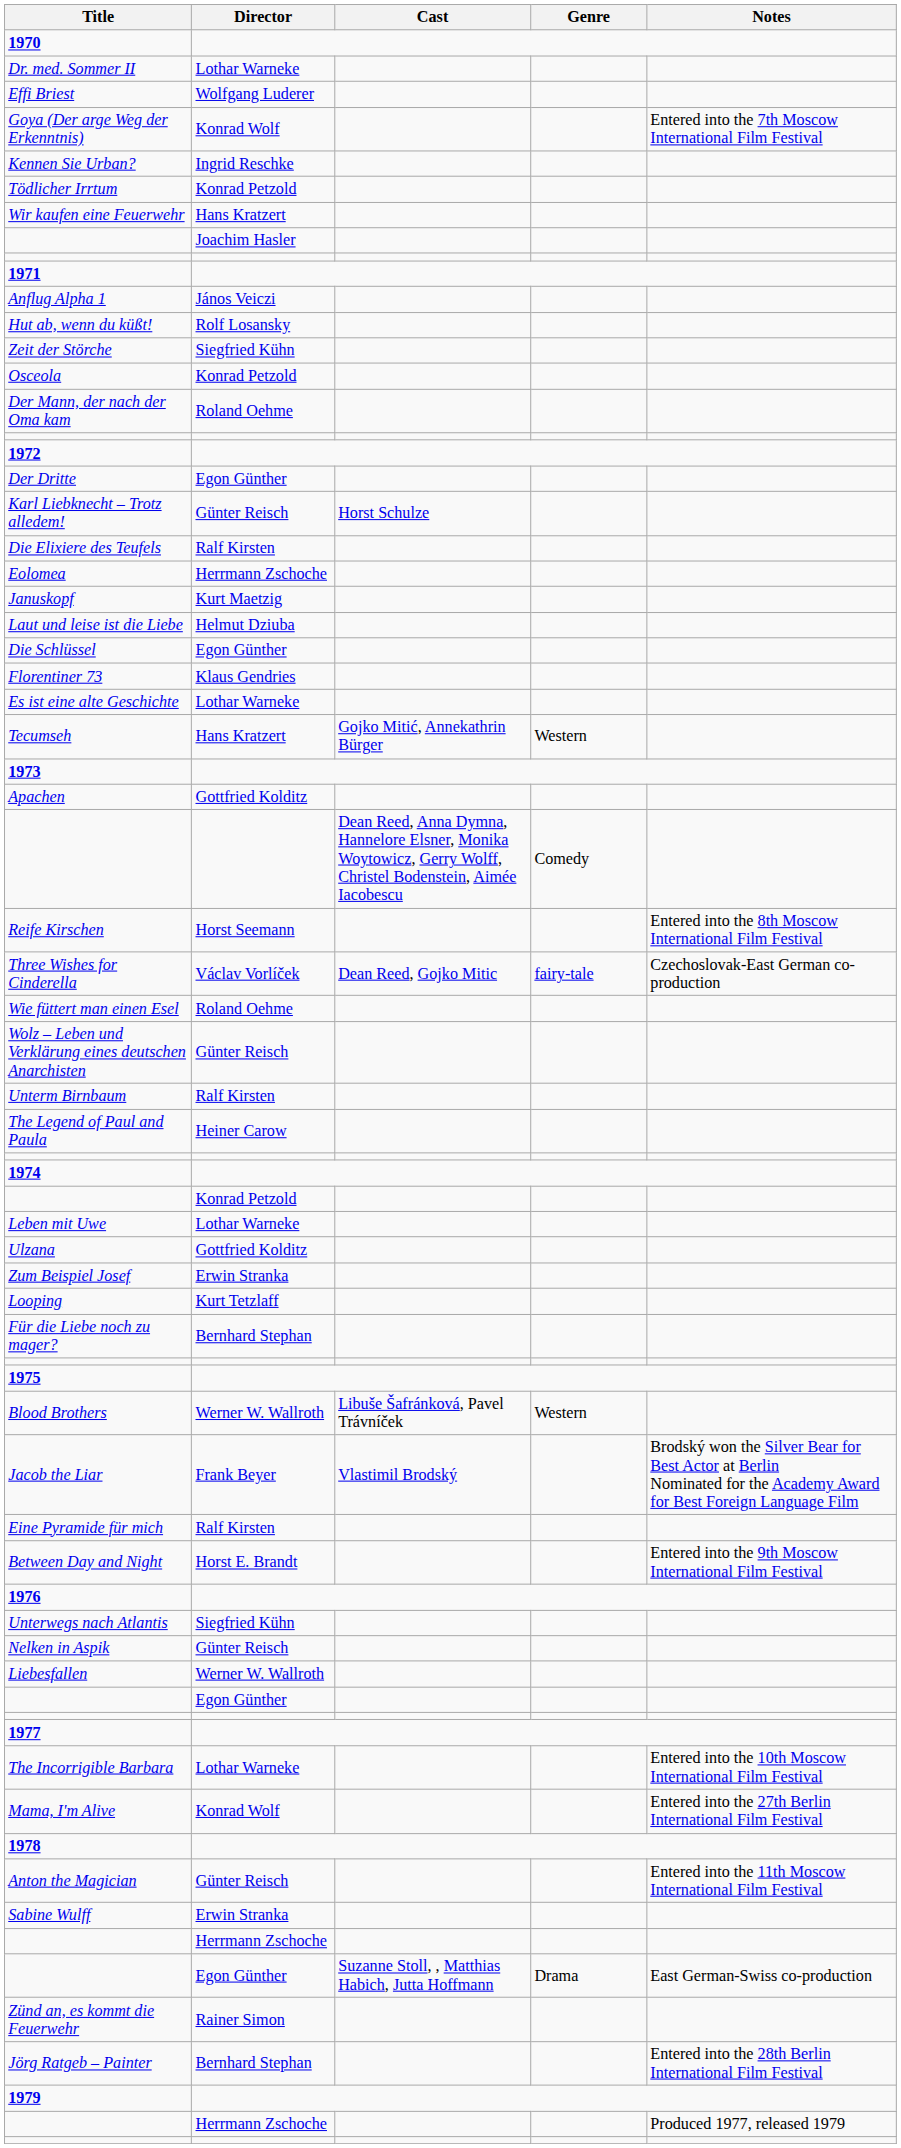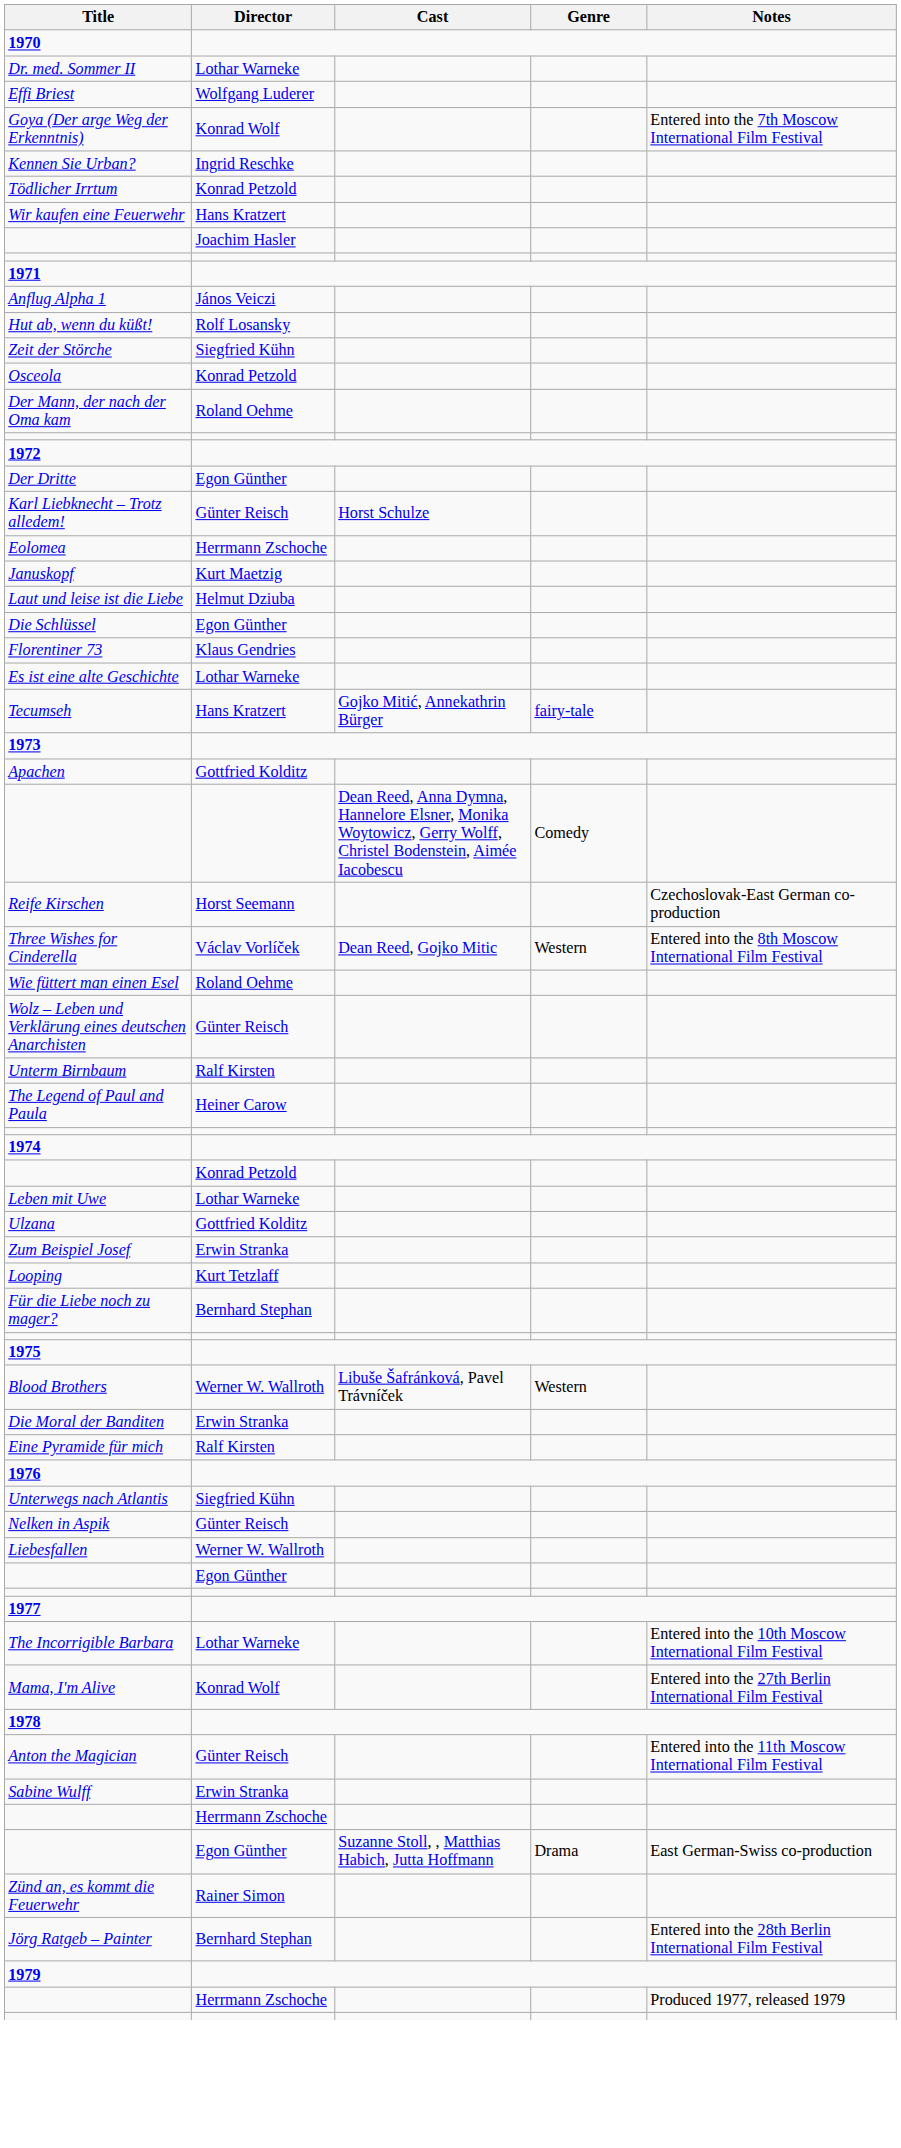- row: (85, 548)
(561, 736) Western -> (564, 710) fairy-tale
(744, 929) Entered into the 8th Moscow International Film Festival -> (753, 904) Czechoslovak-East German co-production
(564, 973) fairy-tale -> (561, 948) Western
(753, 973) Czechoslovak-East German co-production -> (744, 948) Entered into the 8th Moscow International Film Festival
- row: (55, 1474)
+ row: (86, 1421)
- row: (85, 1562)
